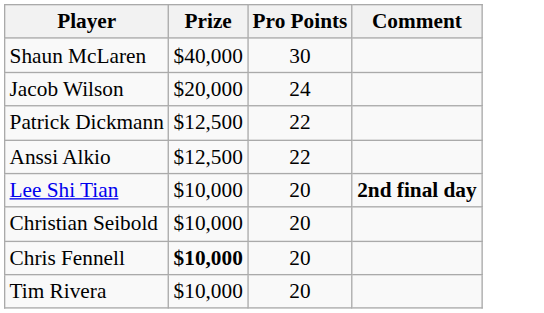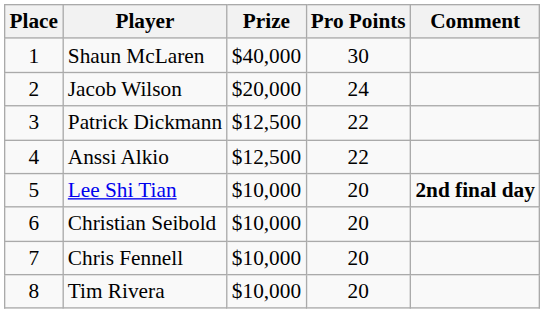+ column: (34, 21)
(208, 257) bold -> (266, 257) normal
